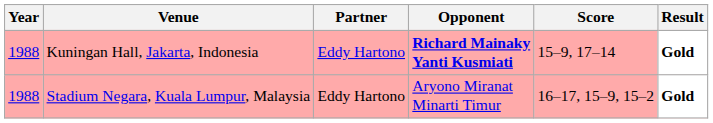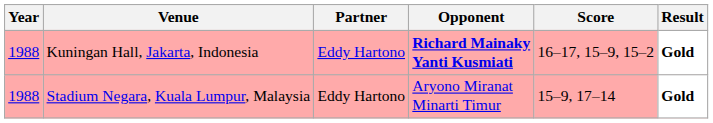(576, 52) 15–9, 17–14 -> (596, 52) 16–17, 15–9, 15–2
(596, 96) 16–17, 15–9, 15–2 -> (576, 96) 15–9, 17–14
